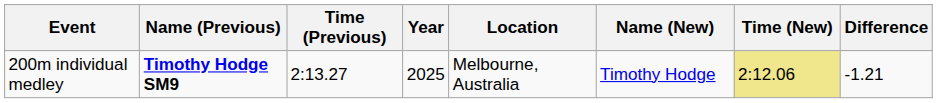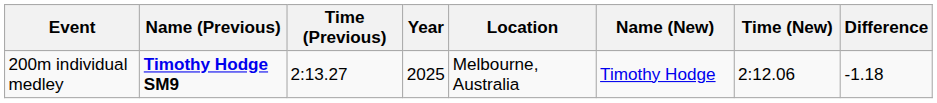(767, 74) khaki background -> (767, 74) no background
(864, 74) -1.21 -> (864, 74) -1.18
